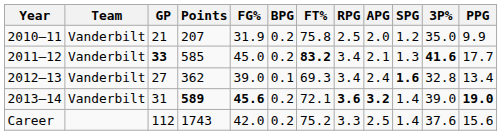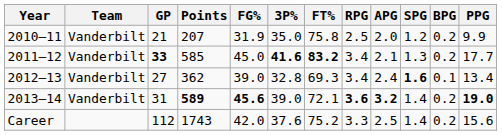columns swapped: (441, 15) <-> (282, 15)
